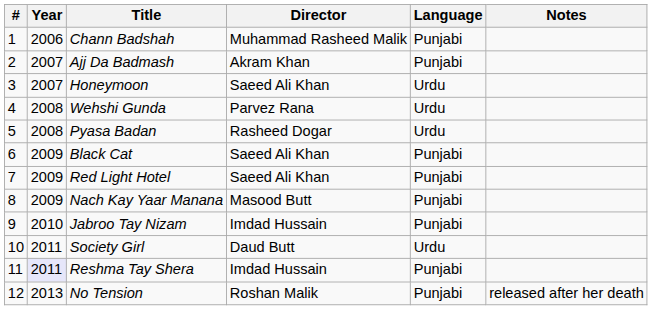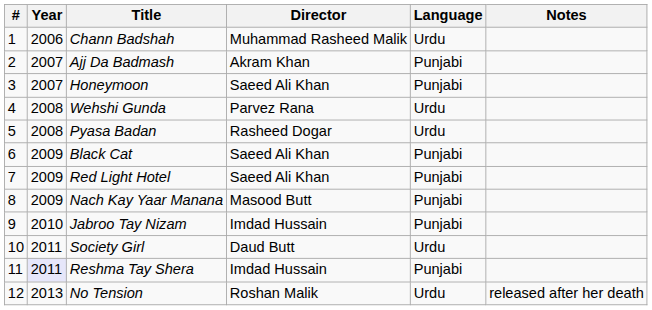(438, 39) Punjabi -> (429, 39) Urdu
(429, 85) Urdu -> (438, 85) Punjabi
(438, 293) Punjabi -> (429, 293) Urdu
